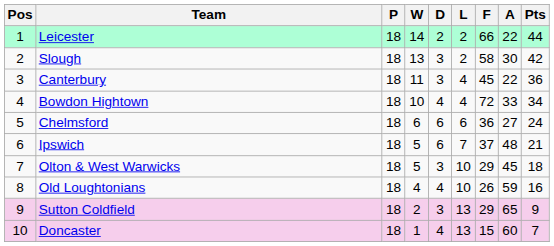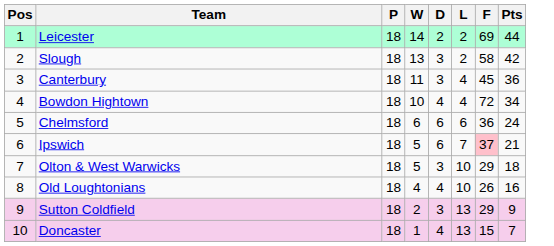- column: (510, 15)
(487, 36) 66 -> (487, 36) 69
(487, 144) no background -> (487, 144) pink background
